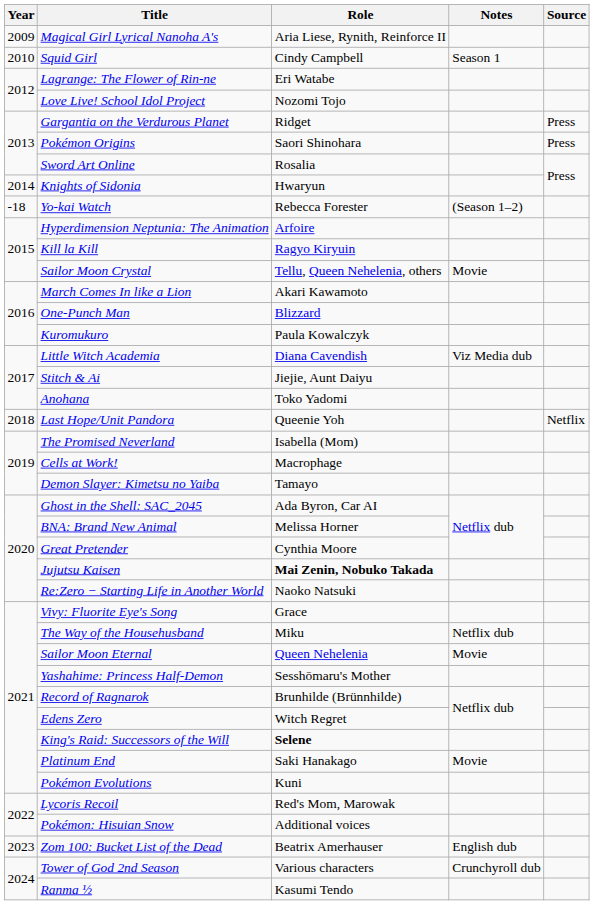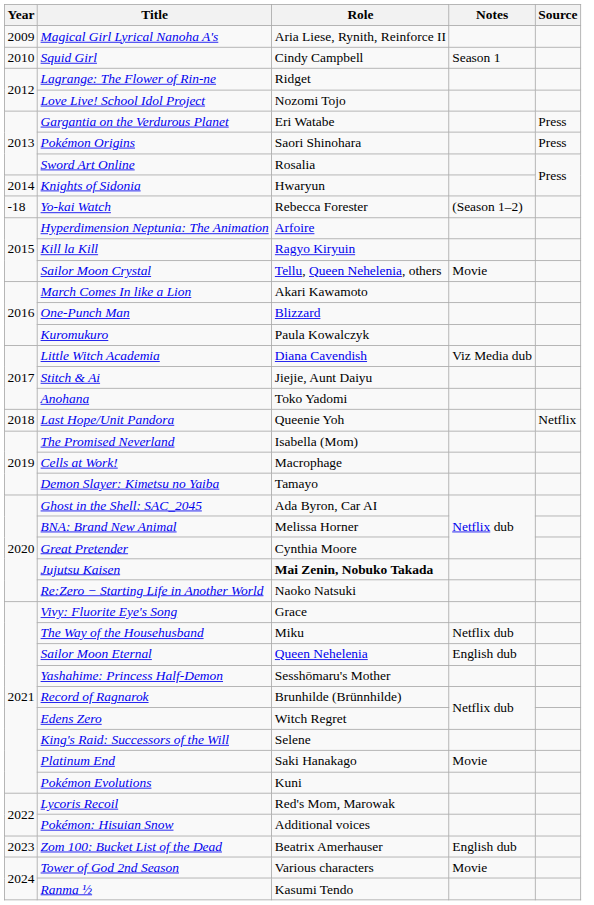(305, 79) Eri Watabe -> (293, 79) Ridget
(293, 121) Ridget -> (305, 121) Eri Watabe
(470, 654) Movie -> (484, 654) English dub
(293, 739) bold -> (293, 739) normal
(496, 867) Crunchyroll dub -> (470, 867) Movie
